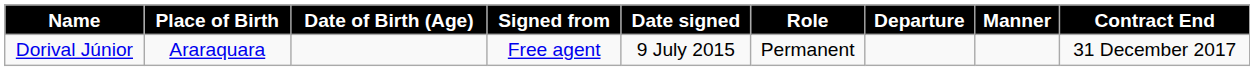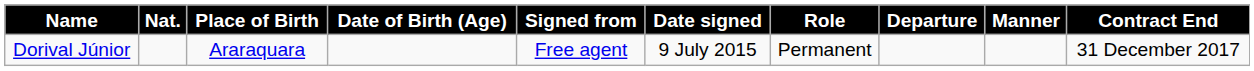+ column: (163, 19)
